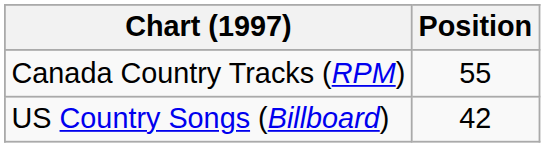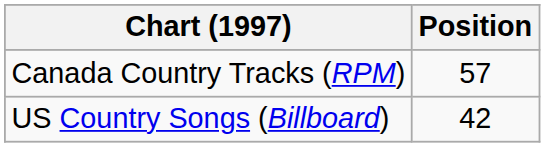(475, 73) 55 -> (475, 73) 57
